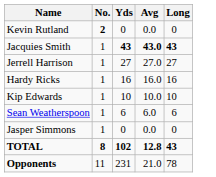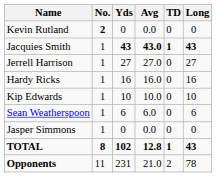+ column: (174, 12)
